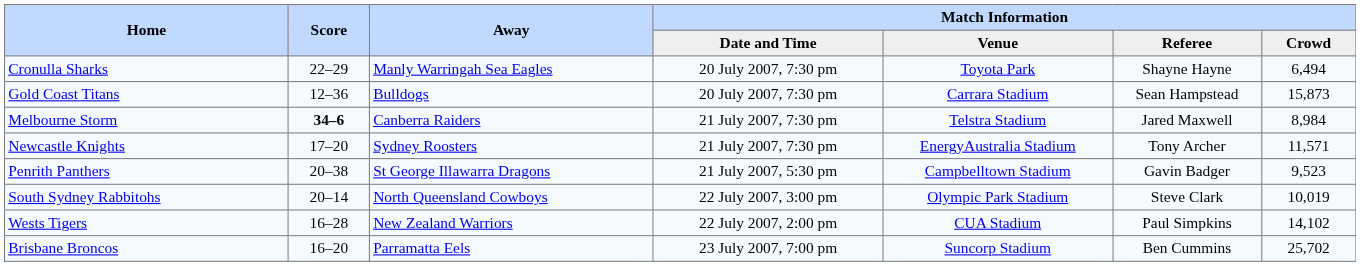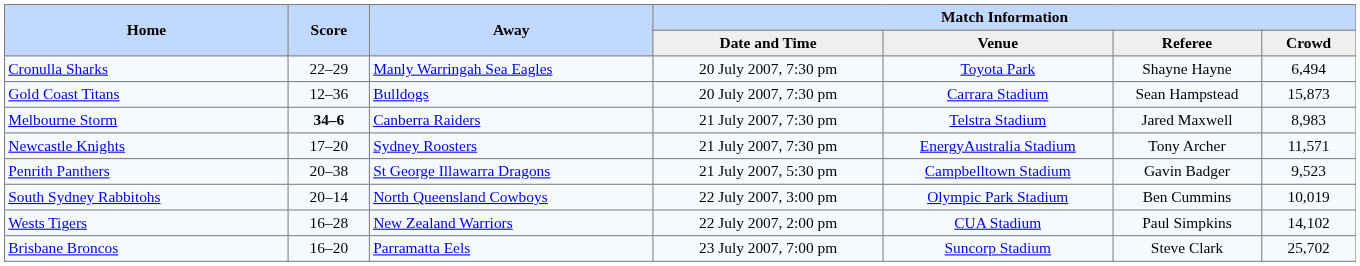(1309, 120) 8,984 -> (1309, 120) 8,983
(1187, 197) Steve Clark -> (1187, 197) Ben Cummins
(1187, 248) Ben Cummins -> (1187, 248) Steve Clark
